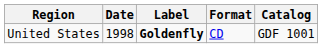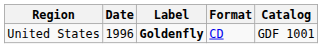(120, 33) 1998 -> (120, 33) 1996
